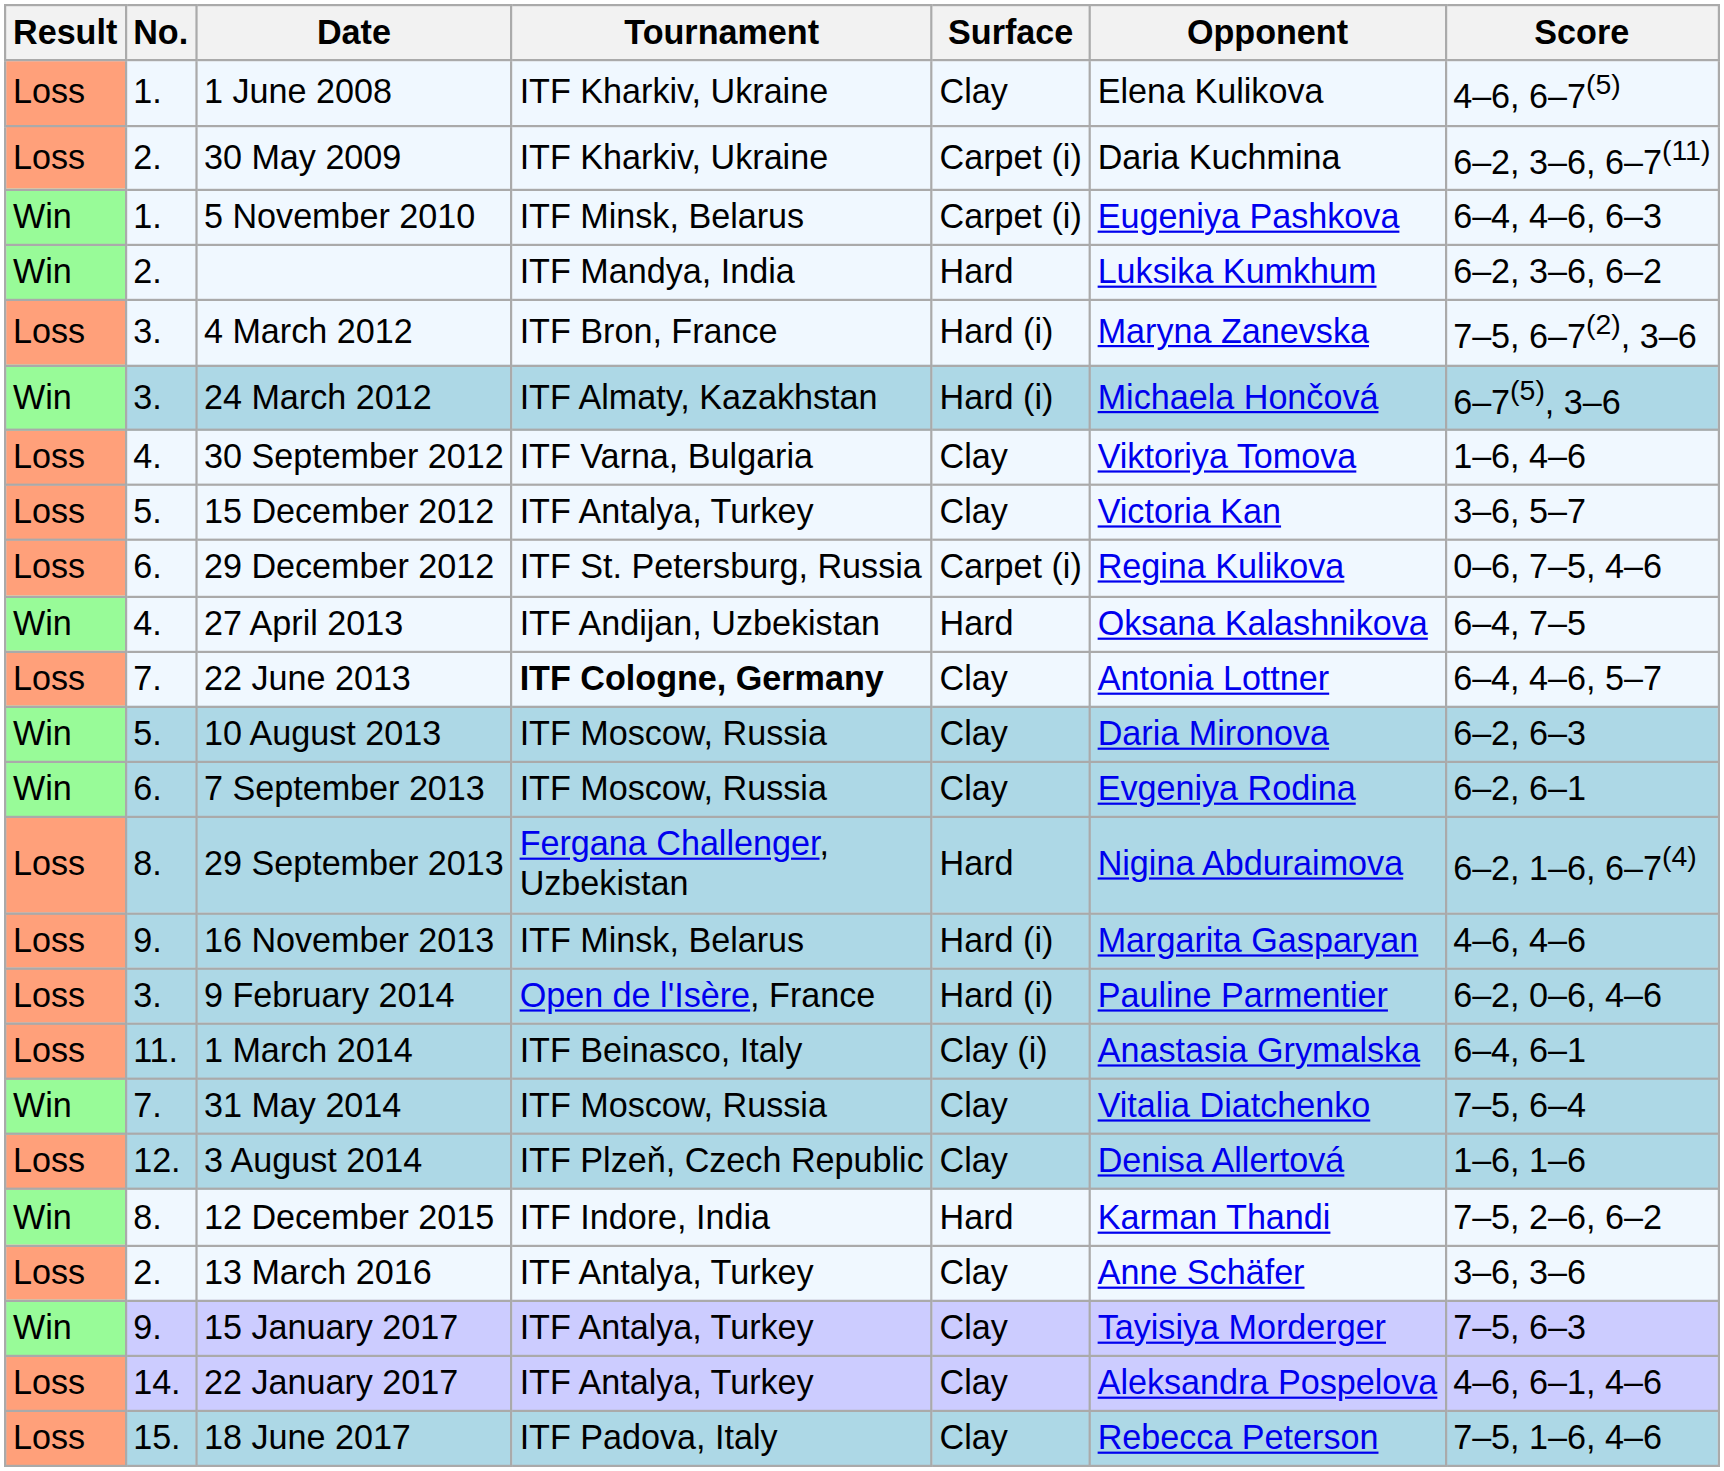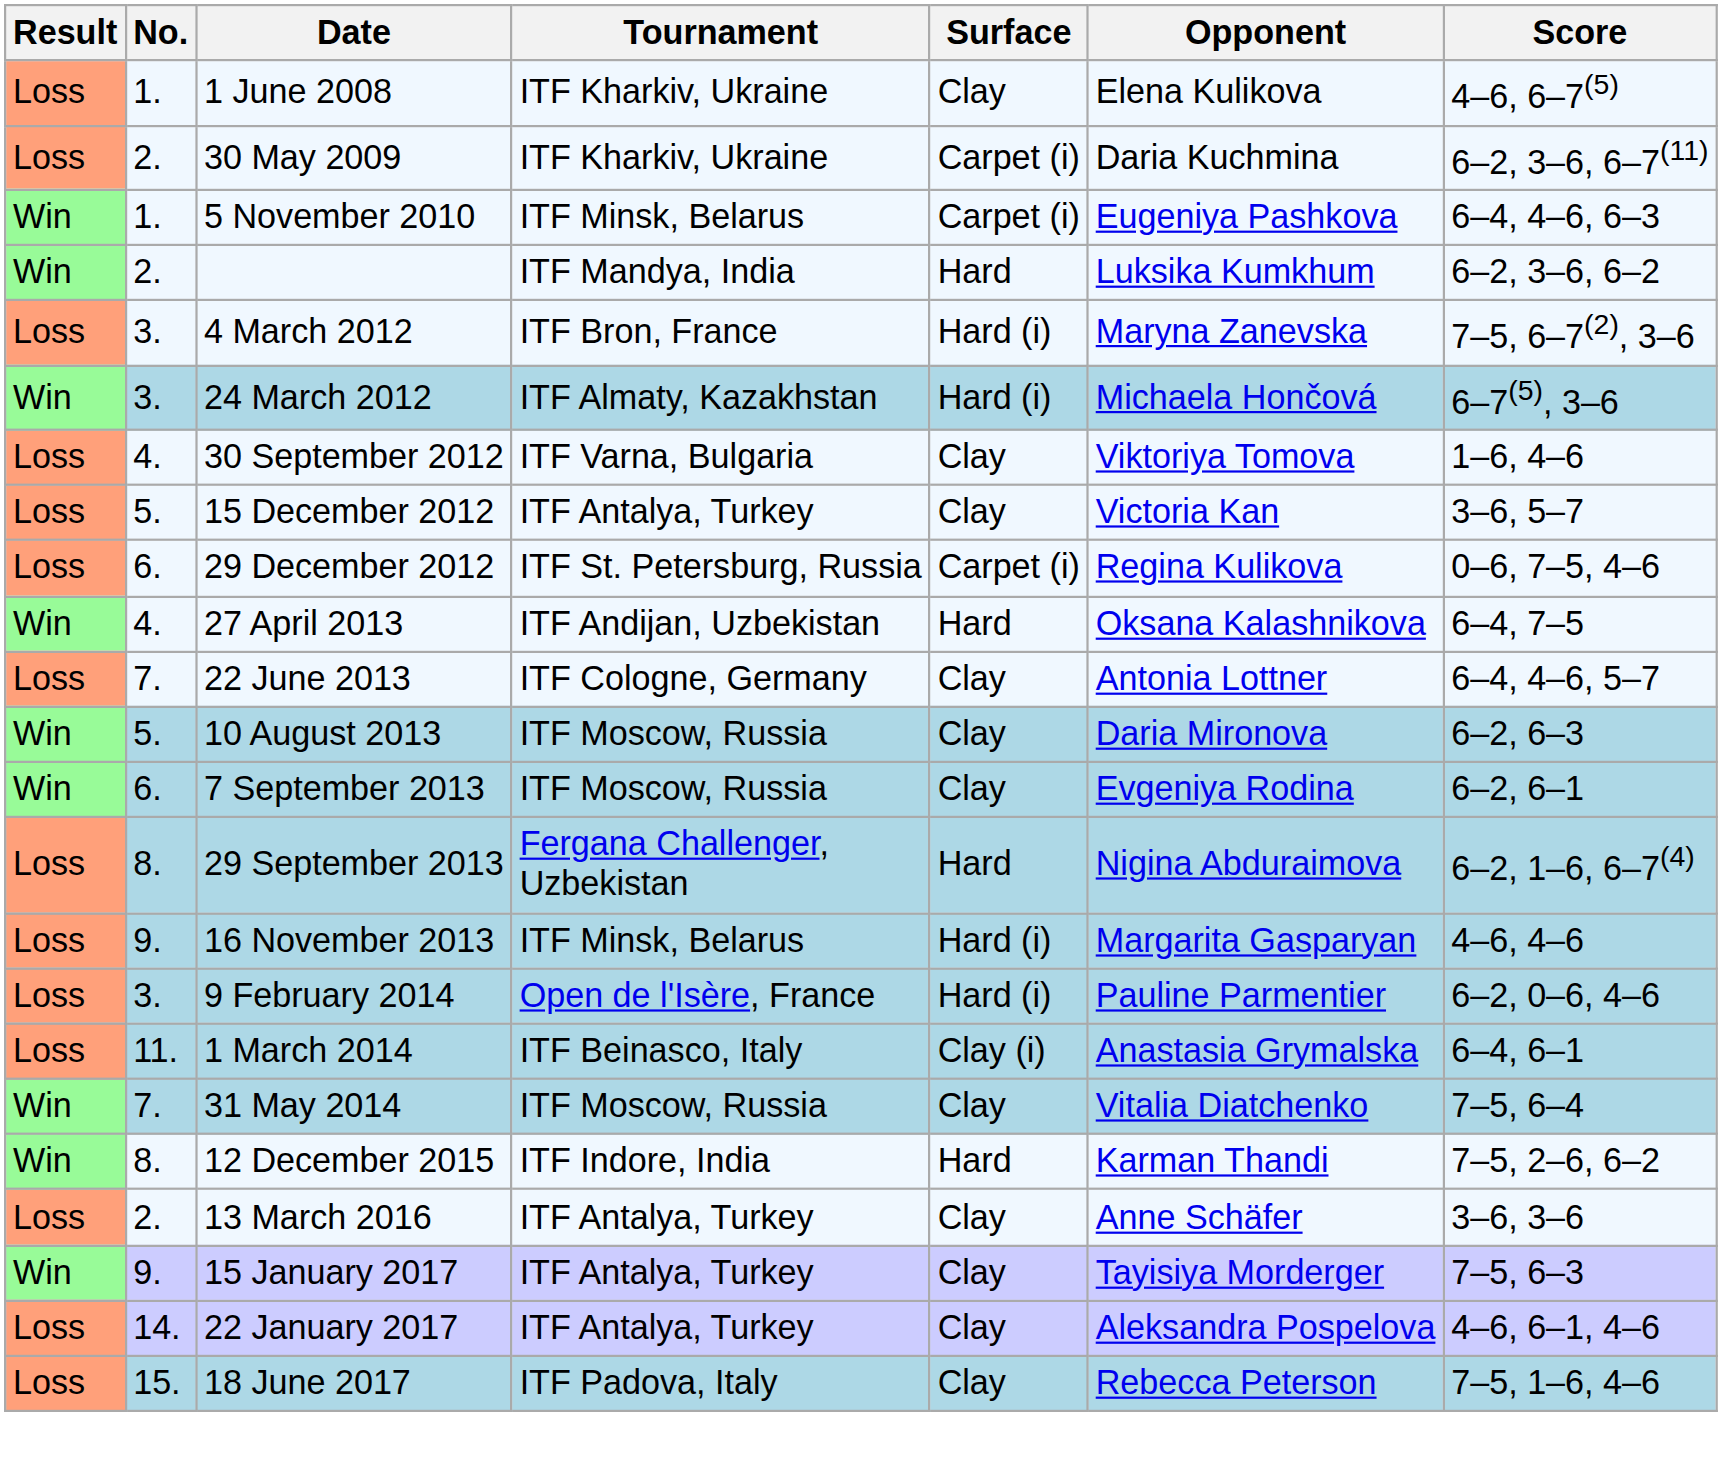(702, 677) bold -> (693, 677) normal
- row: (313, 1160)
